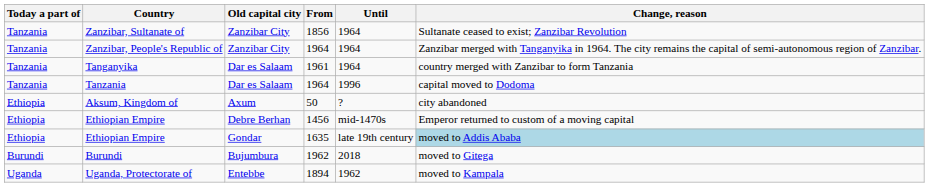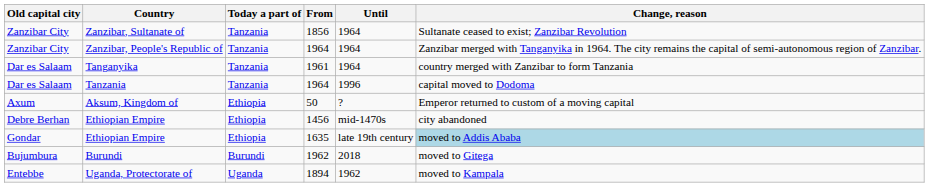columns swapped: (264, 13) <-> (44, 13)
(453, 102) city abandoned -> (526, 102) Emperor returned to custom of a moving capital
(526, 119) Emperor returned to custom of a moving capital -> (453, 119) city abandoned
